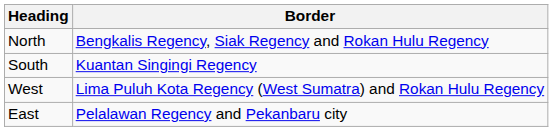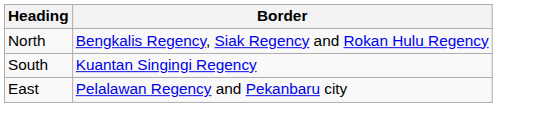- row: (25, 89)
